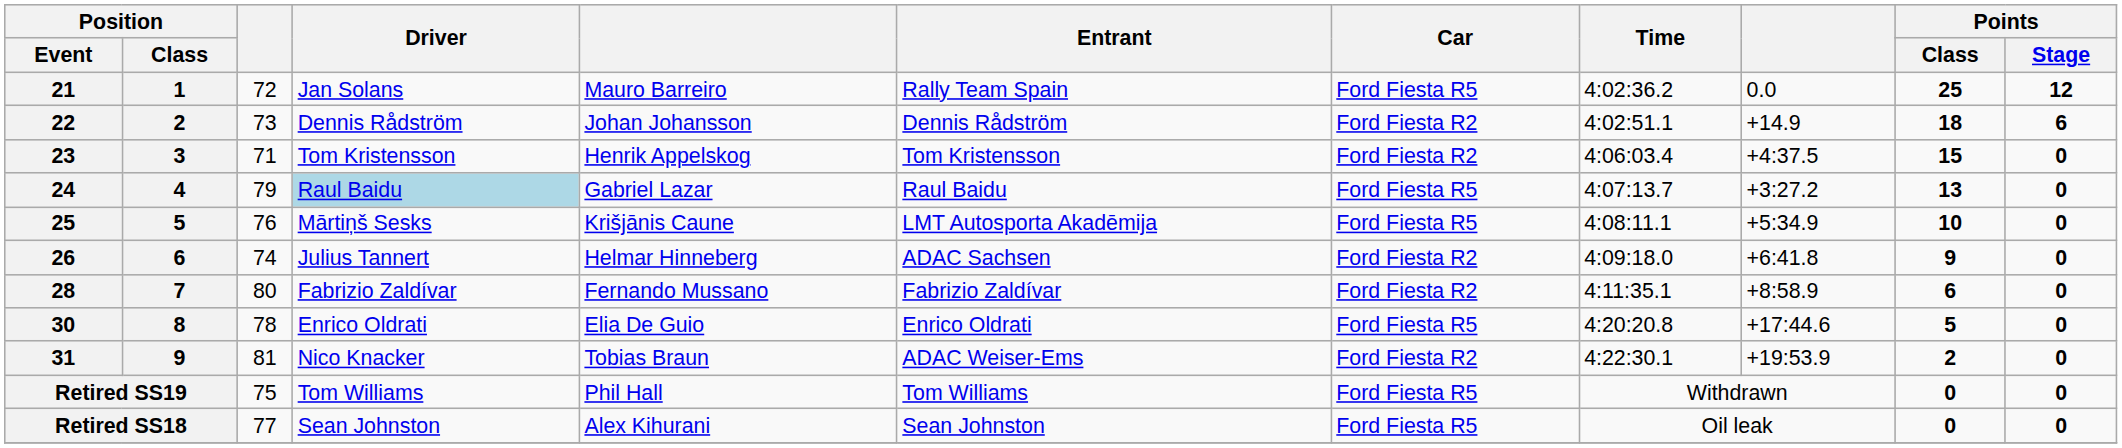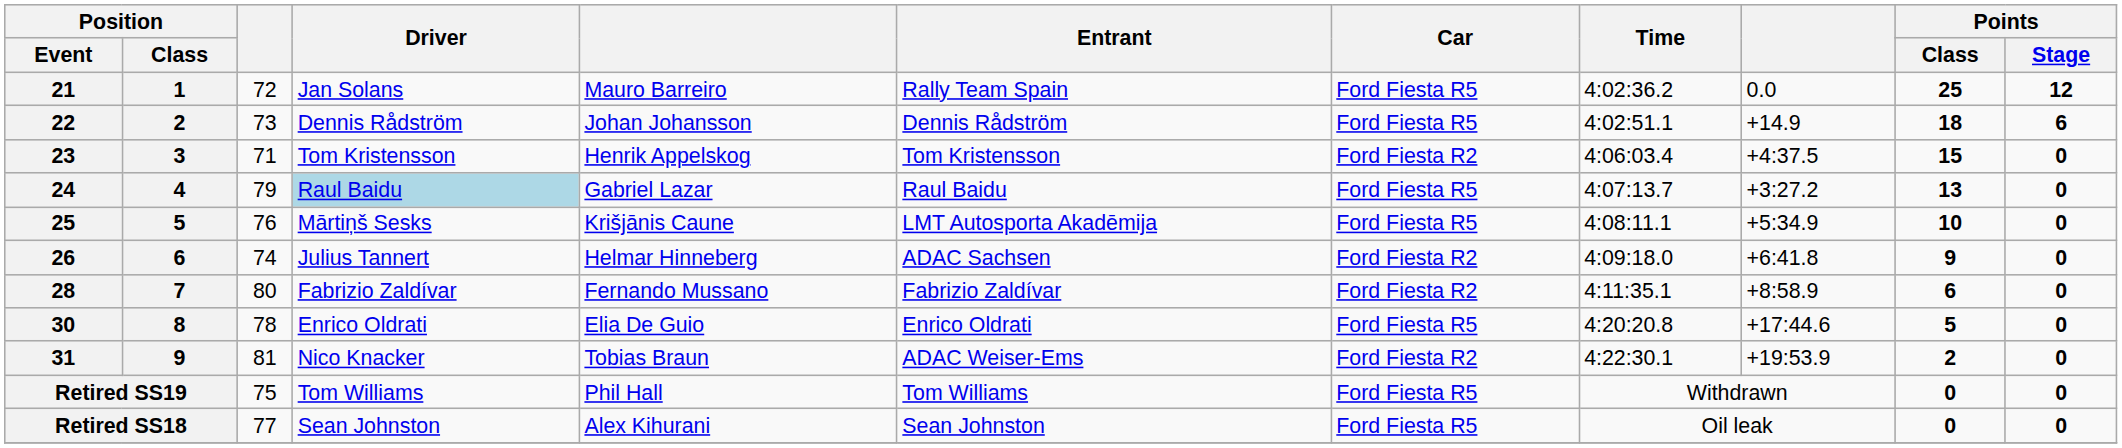(1407, 122) Ford Fiesta R2 -> (1407, 122) Ford Fiesta R5
